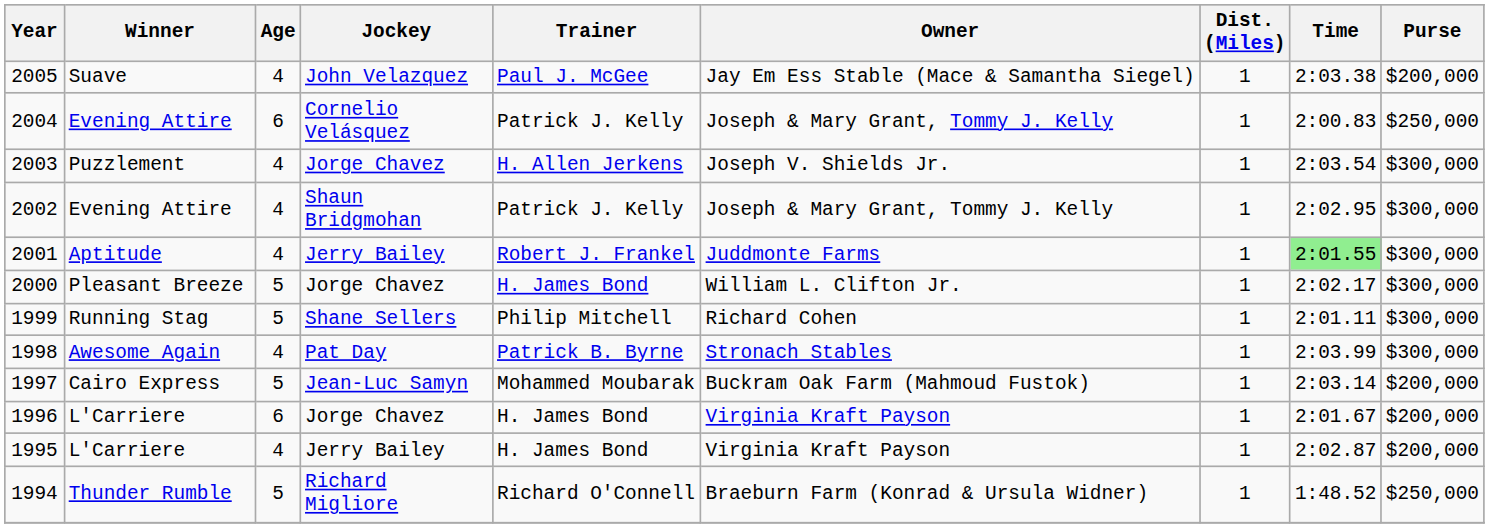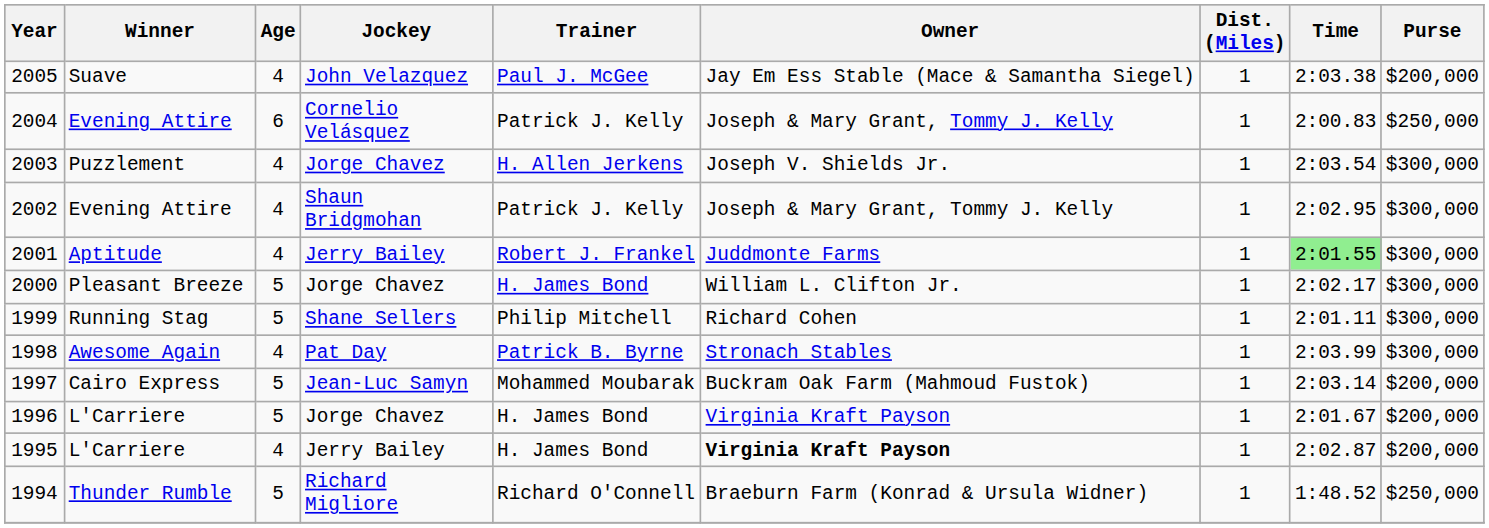(278, 417) 6 -> (278, 417) 5
(828, 449) normal -> (828, 449) bold
